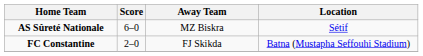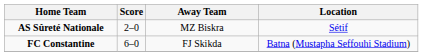(131, 28) 6–0 -> (131, 28) 2–0
(131, 43) 2–0 -> (131, 43) 6–0
